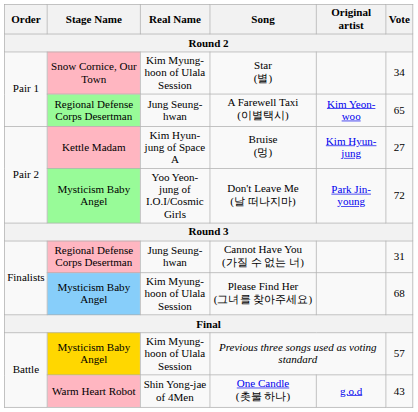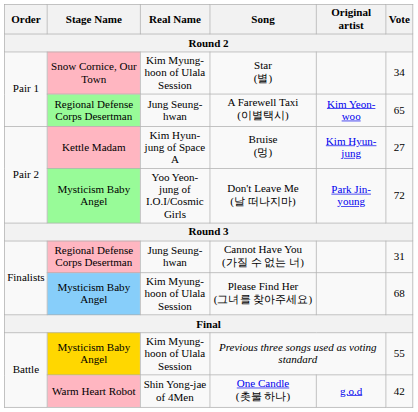(399, 353) 57 -> (399, 353) 55
(399, 391) 43 -> (399, 391) 42
